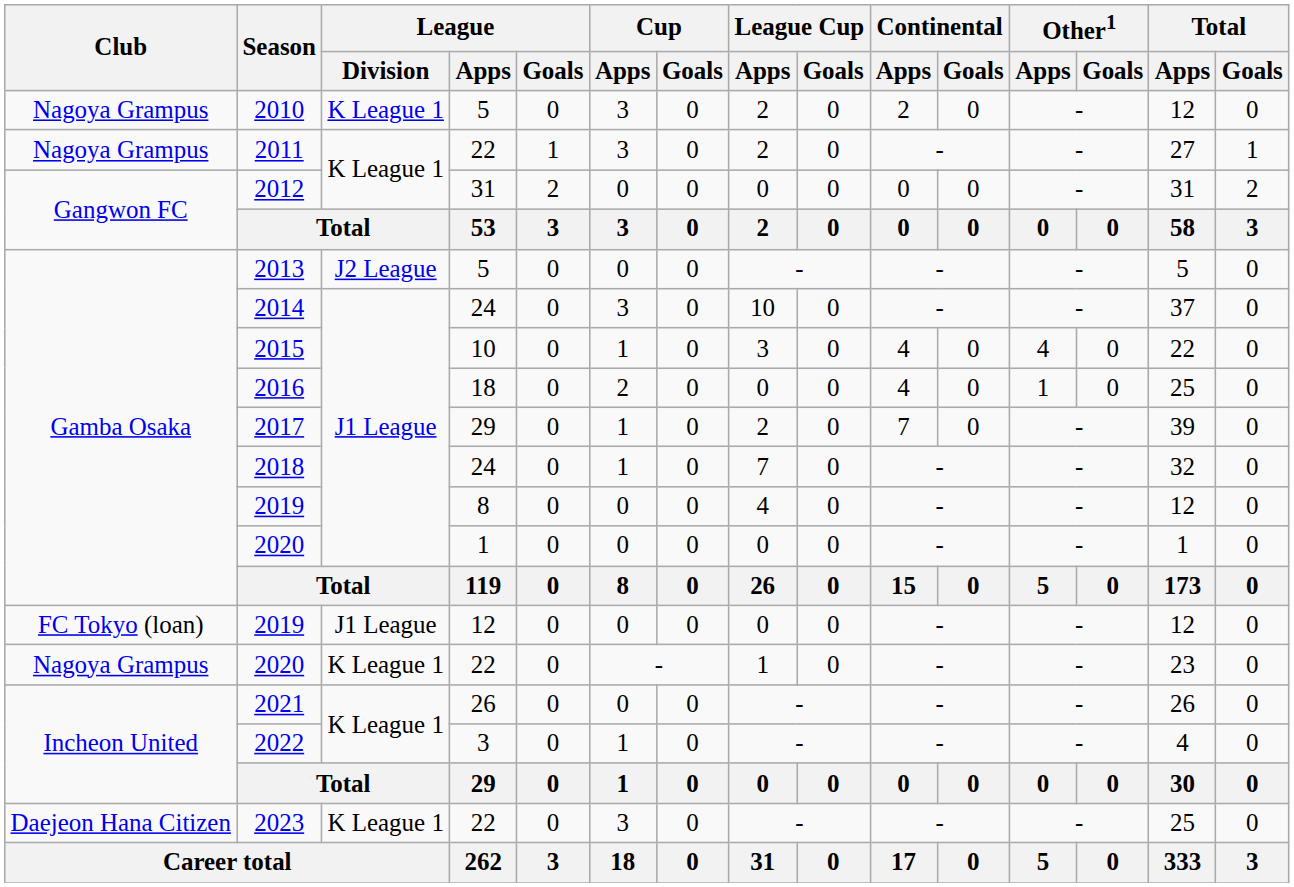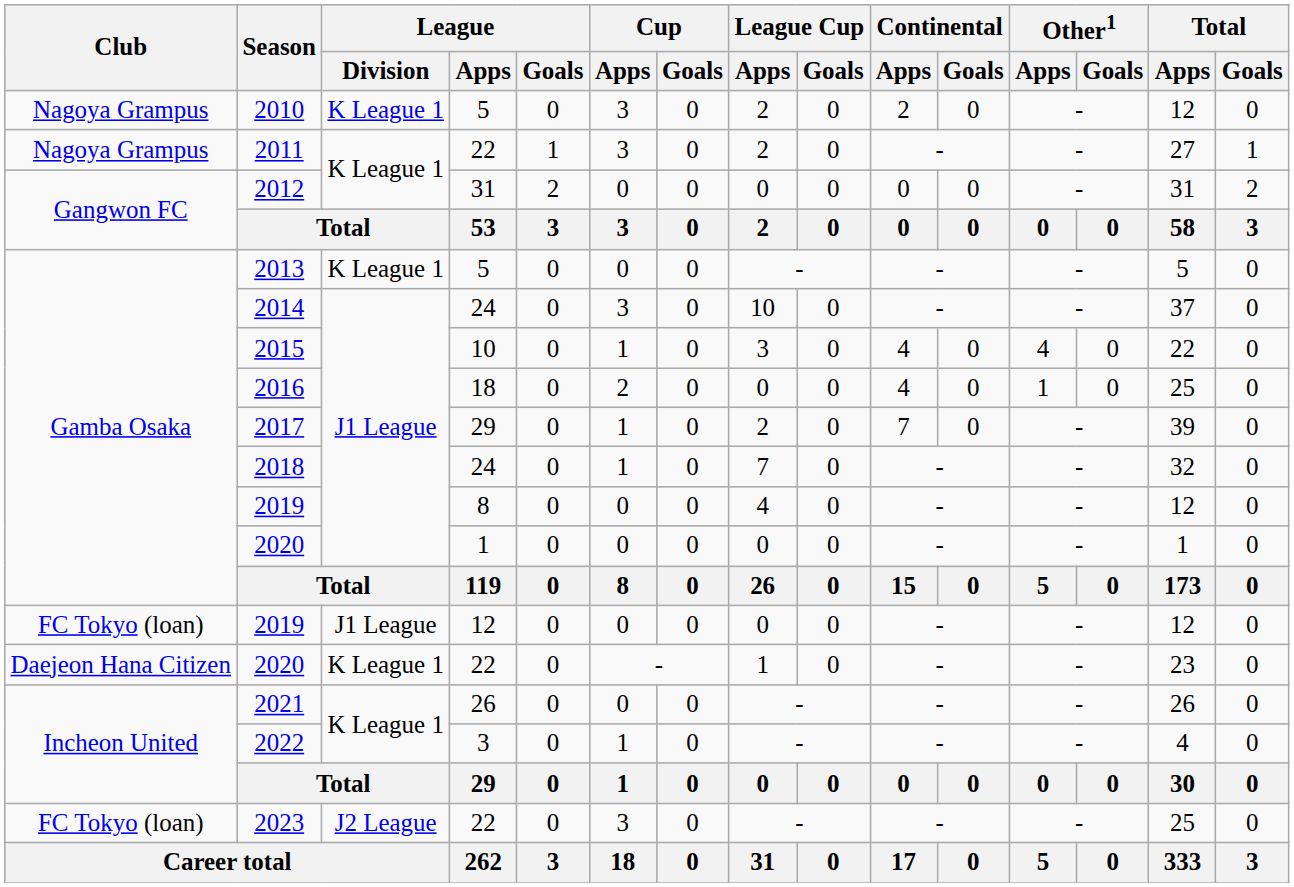(386, 268) J2 League -> (386, 268) K League 1
(121, 664) Nagoya Grampus -> (121, 664) Daejeon Hana Citizen
(121, 822) Daejeon Hana Citizen -> (121, 822) FC Tokyo (loan)
(386, 822) K League 1 -> (386, 822) J2 League
